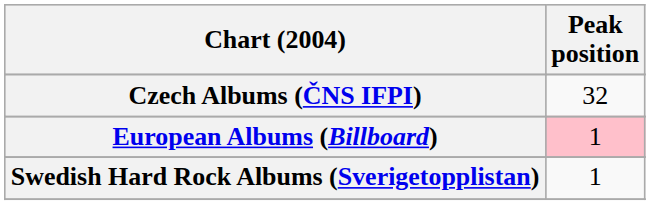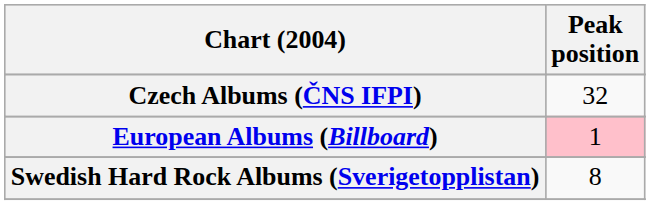(595, 177) 1 -> (595, 177) 8
